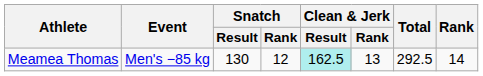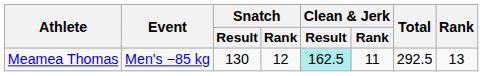(372, 60) 13 -> (372, 60) 11
(456, 60) 14 -> (456, 60) 13
